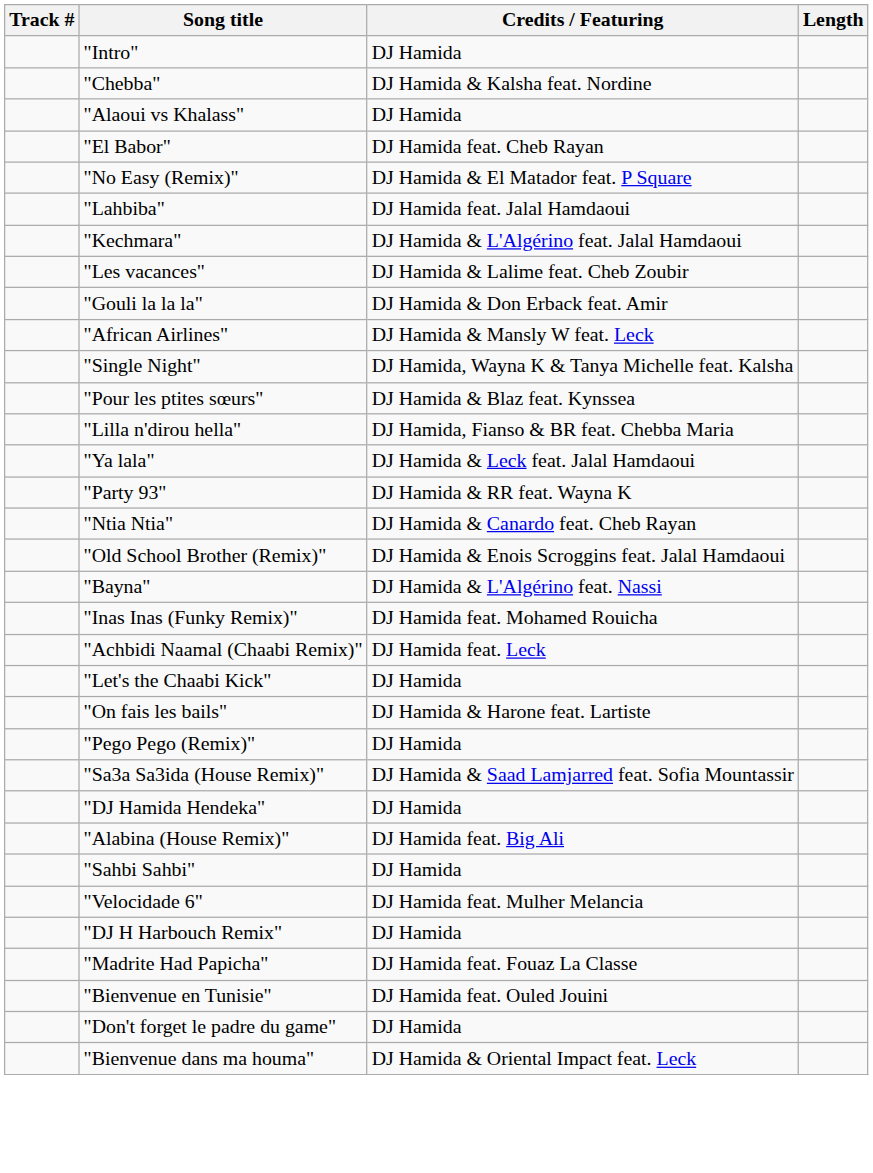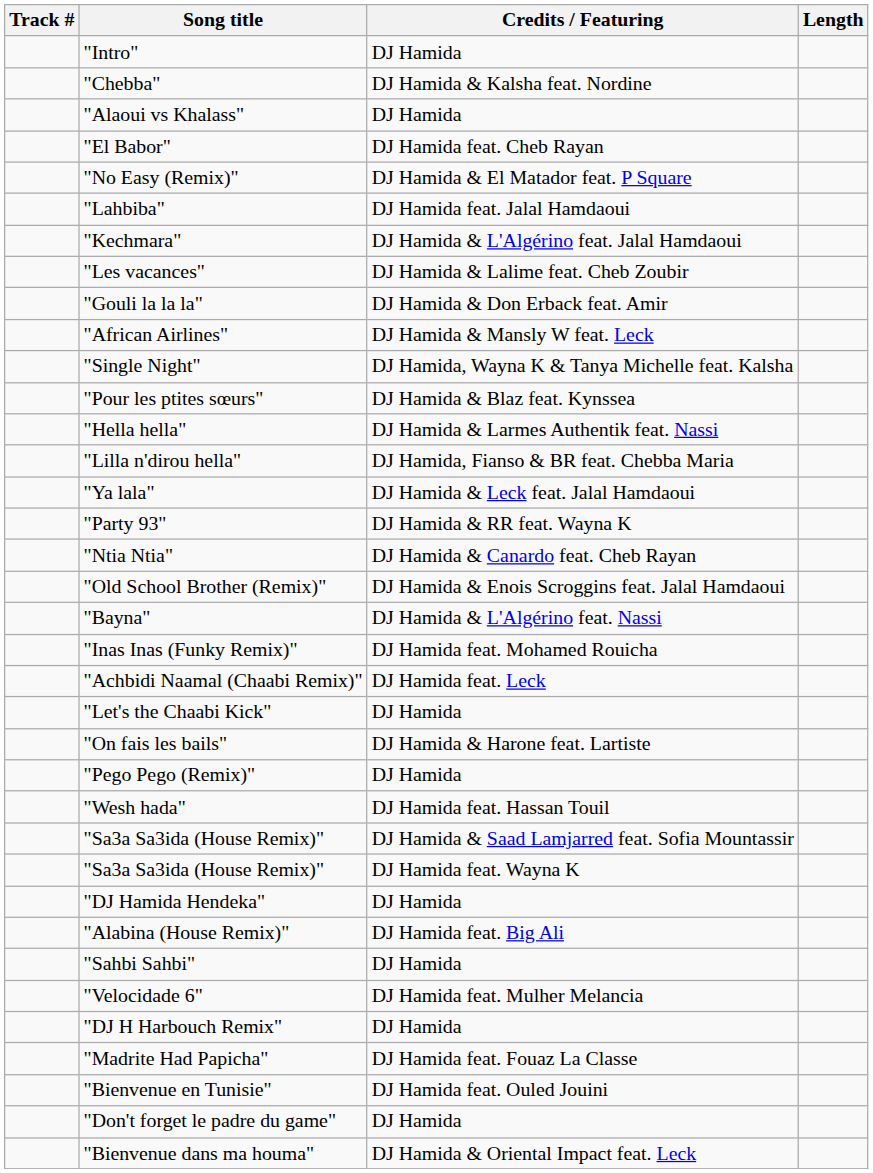+ row: (135, 429)
+ row: (135, 806)
+ row: (204, 869)
